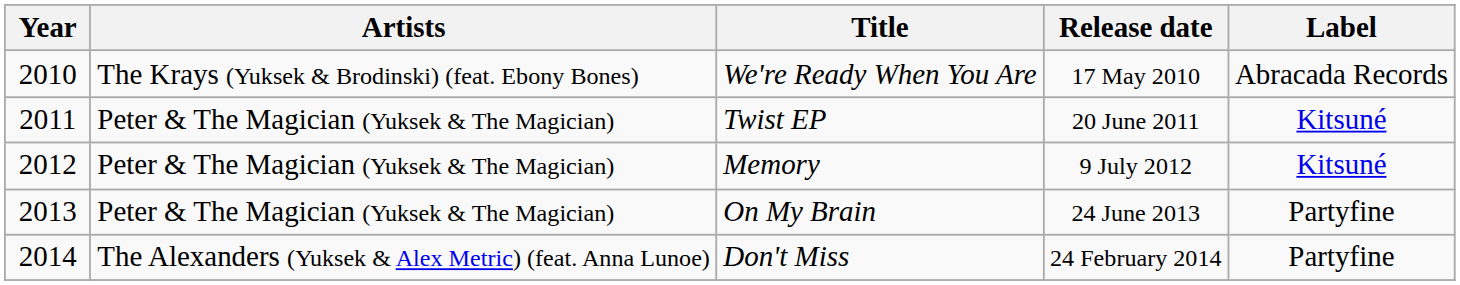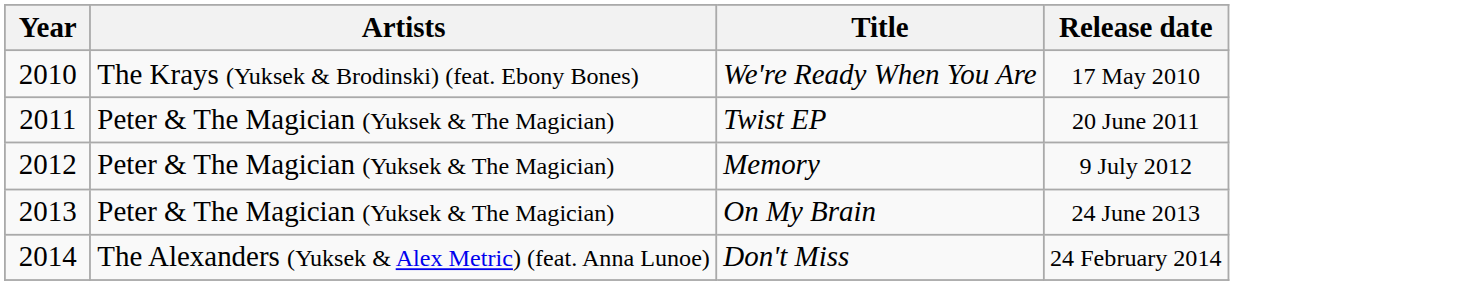- column: (1341, 27)
